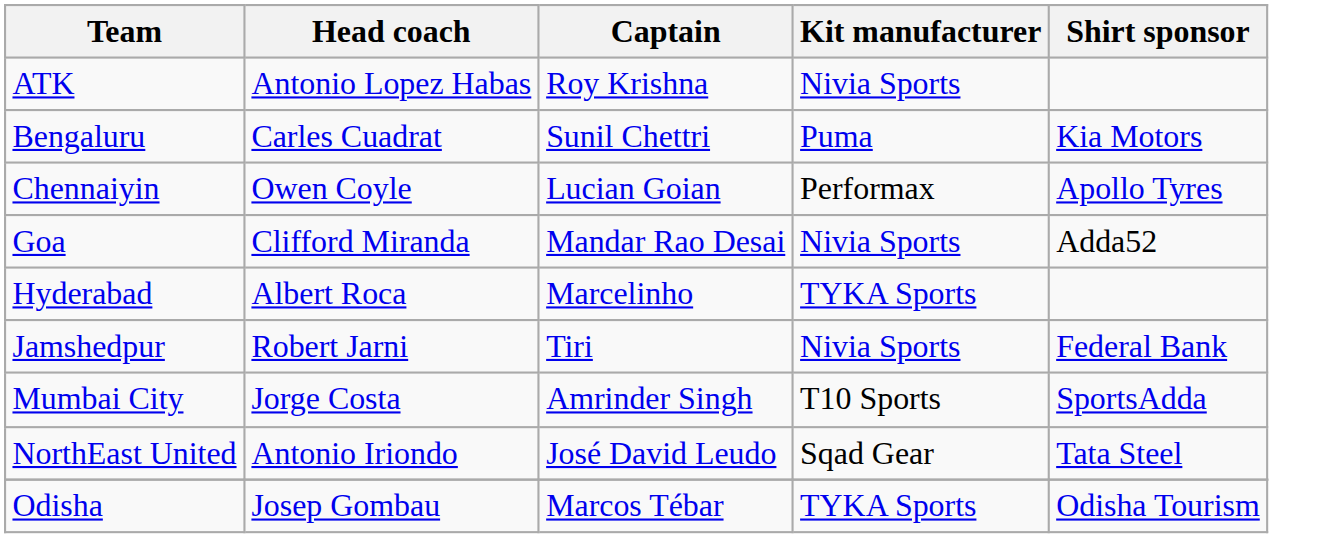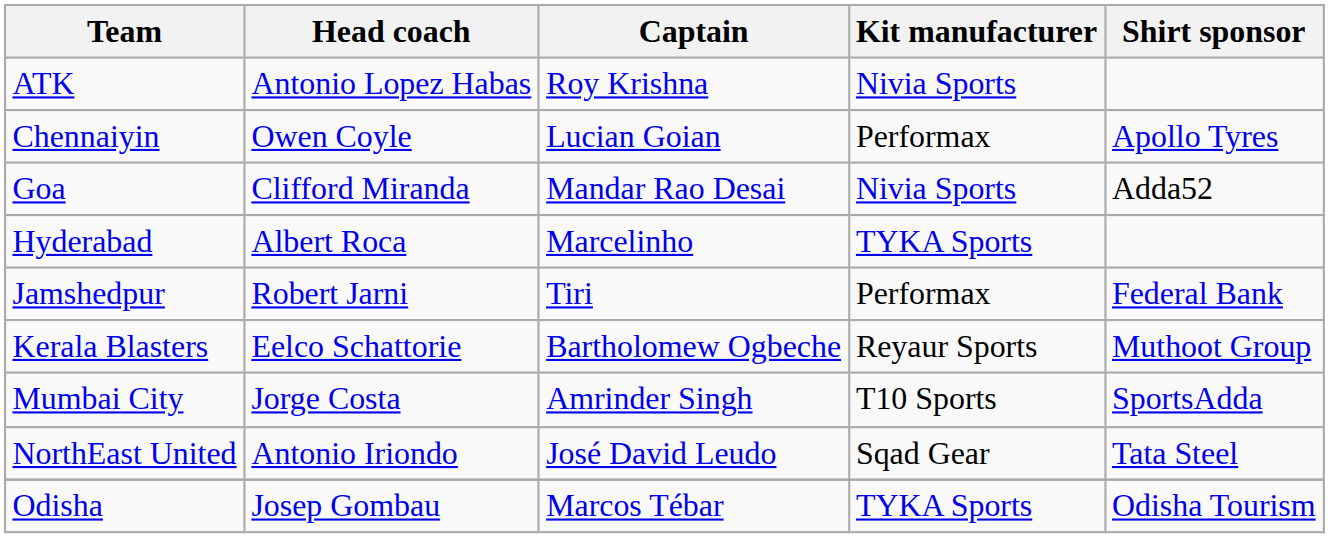- row: (79, 136)
(880, 346) Nivia Sports -> (923, 294) Performax
+ row: (110, 346)
